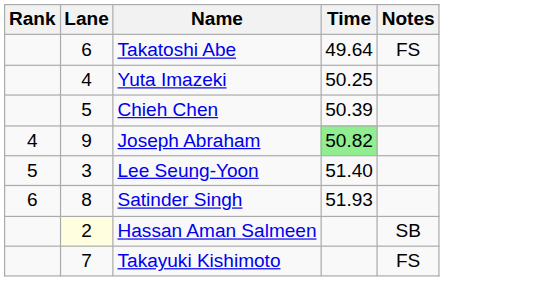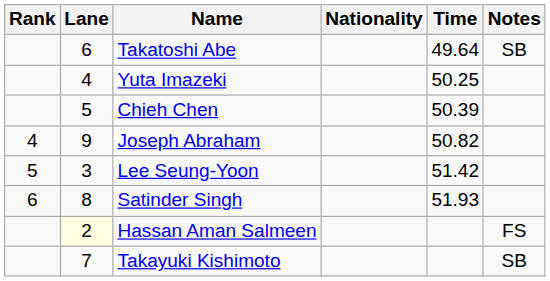+ column: (374, 19)
(408, 49) FS -> (514, 49) SB
(349, 140) lightgreen background -> (455, 140) no background
(349, 170) 51.40 -> (455, 170) 51.42
(408, 230) SB -> (514, 230) FS
(408, 261) FS -> (514, 261) SB
